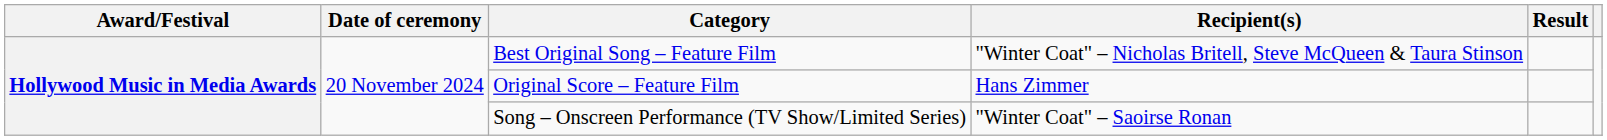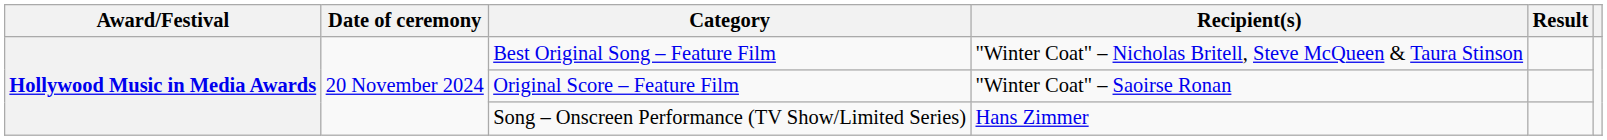(1032, 85) Hans Zimmer -> (1103, 85) "Winter Coat" – Saoirse Ronan
(1103, 118) "Winter Coat" – Saoirse Ronan -> (1032, 118) Hans Zimmer
